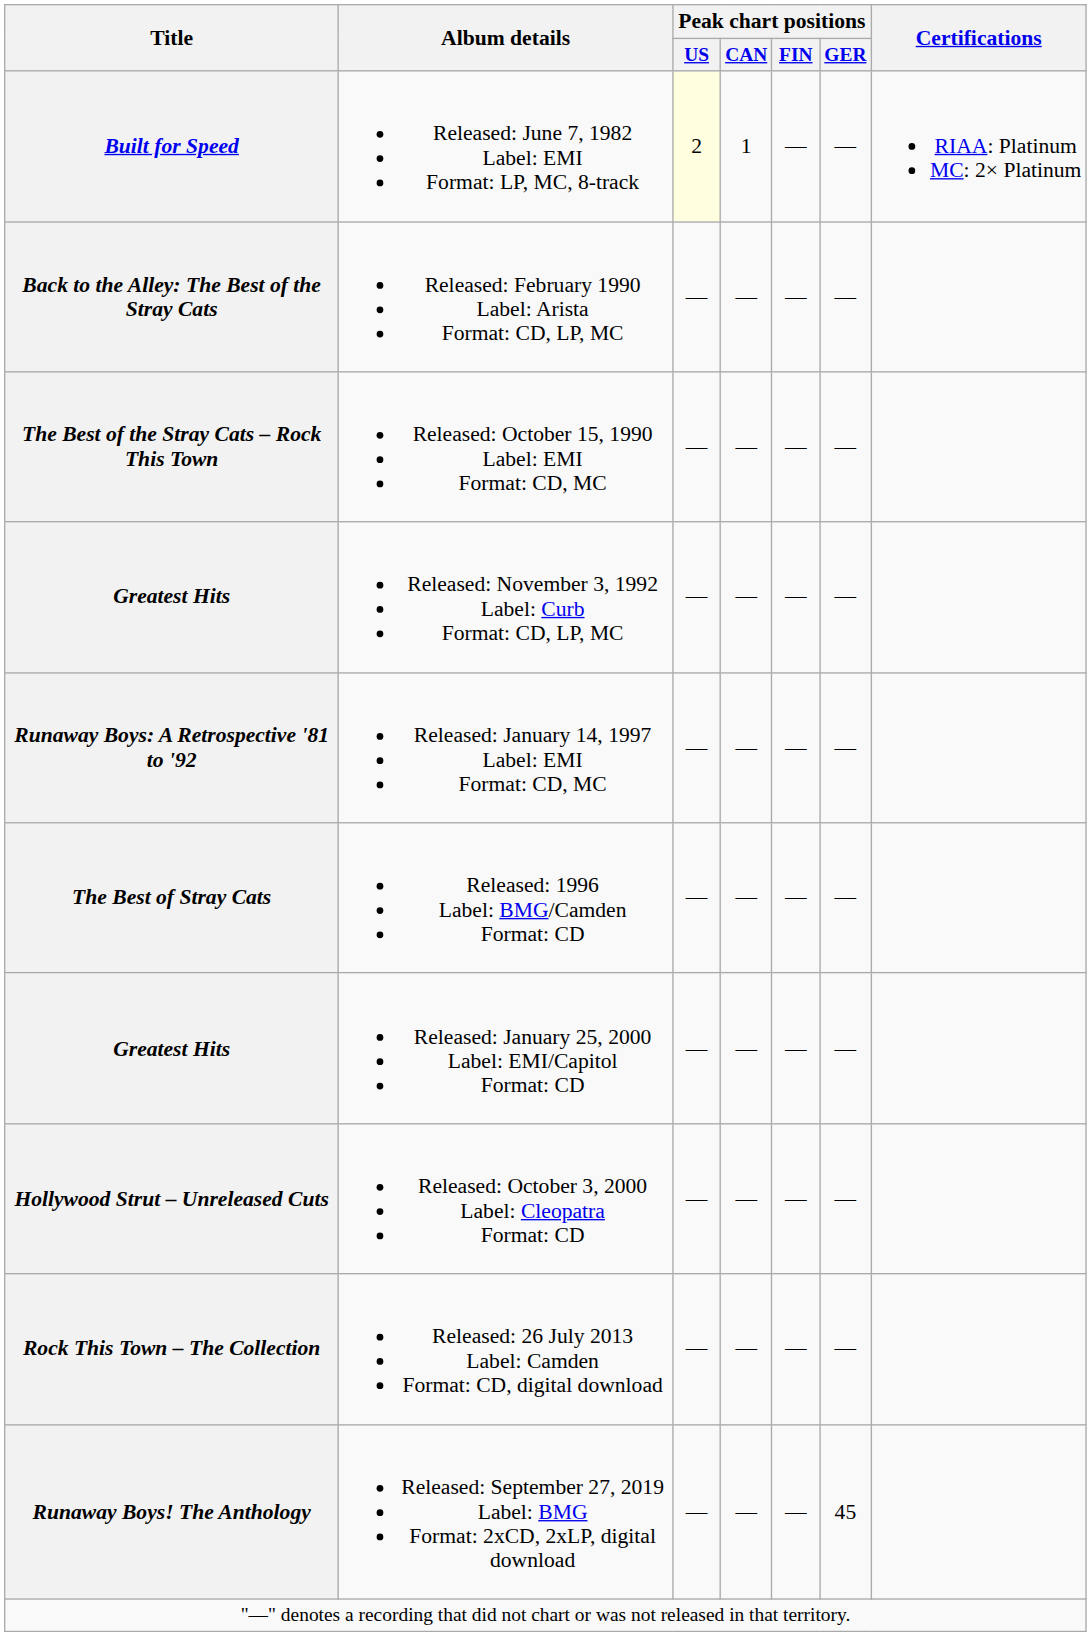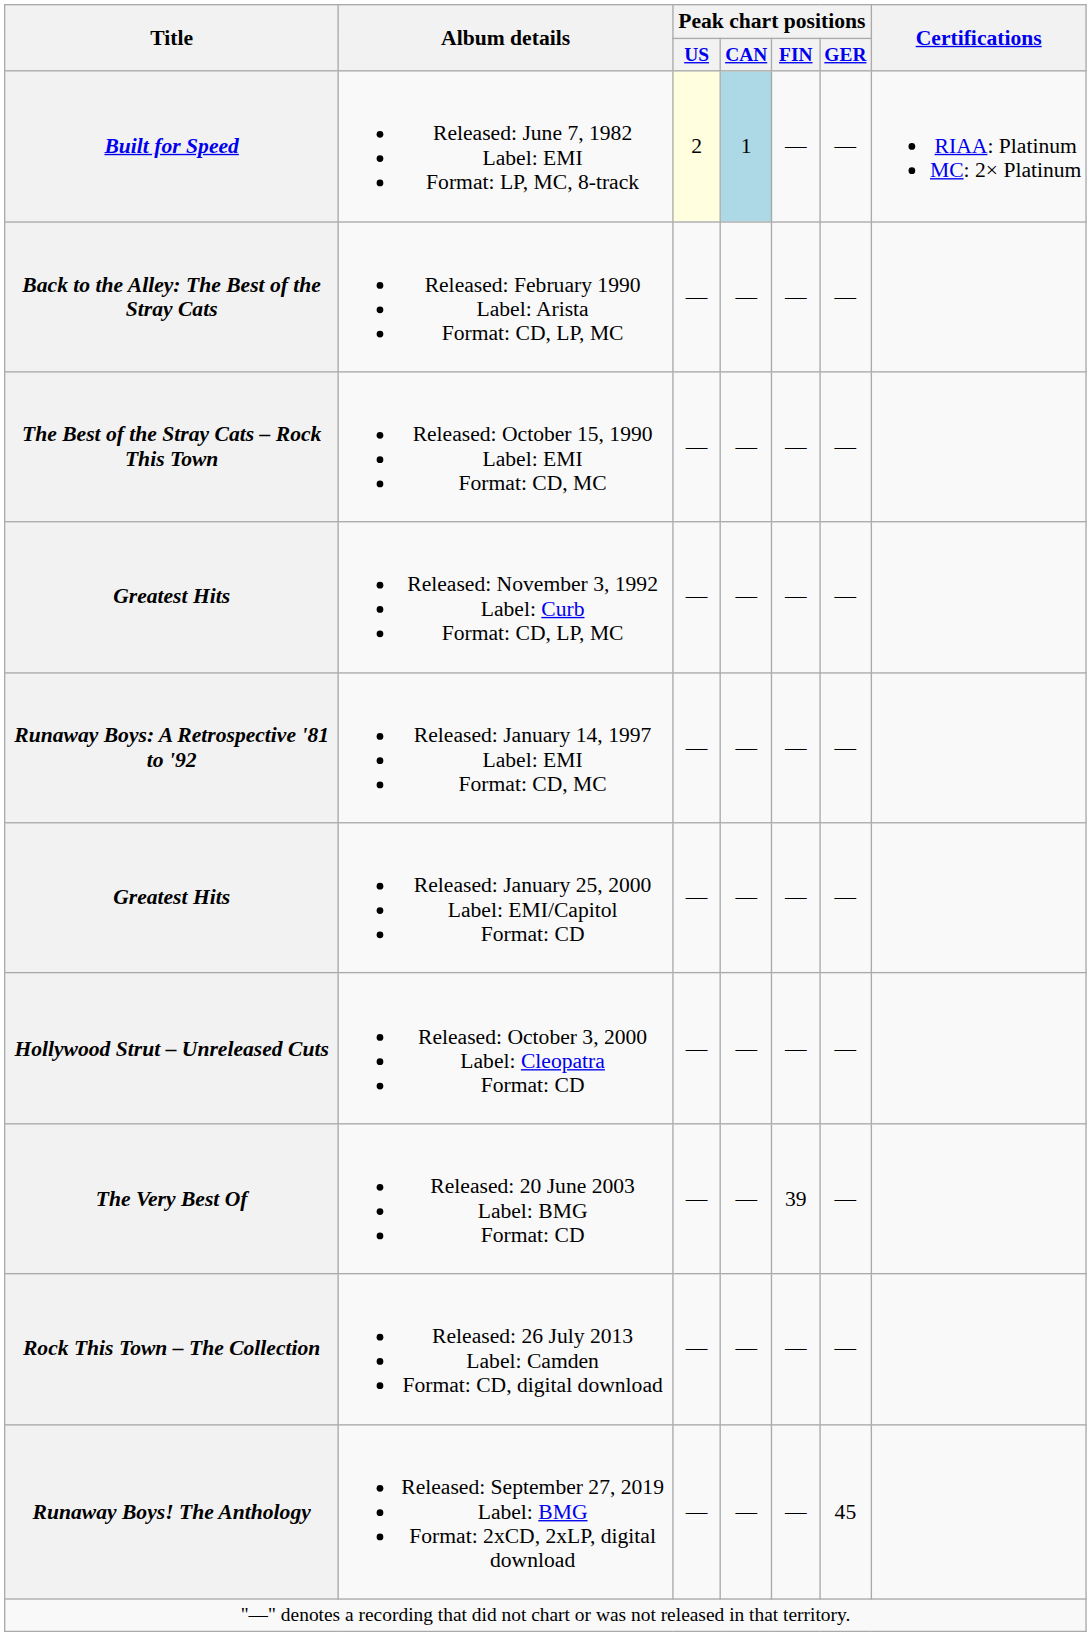(746, 145) no background -> (746, 145) lightblue background
- row: (172, 897)
+ row: (172, 1198)
